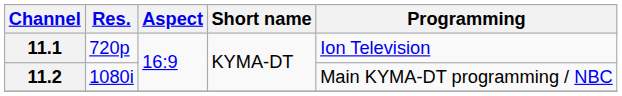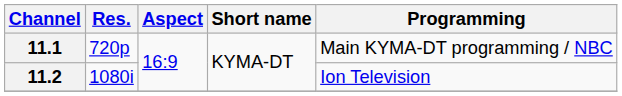(375, 47) Ion Television -> (466, 47) Main KYMA-DT programming / NBC
(466, 76) Main KYMA-DT programming / NBC -> (375, 76) Ion Television
